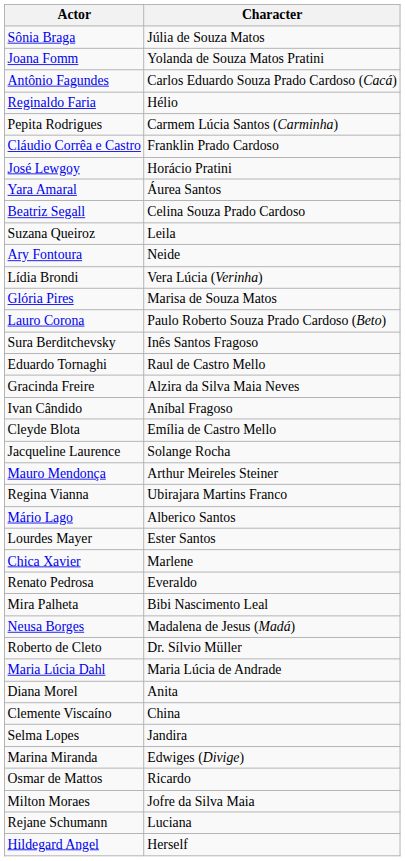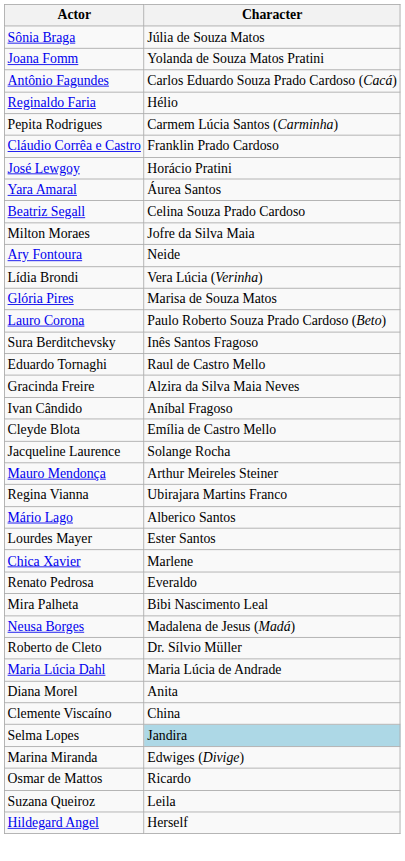rows swapped: (49, 801) <-> (51, 233)
(167, 735) no background -> (167, 735) lightblue background
- row: (57, 822)
